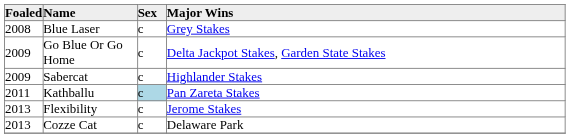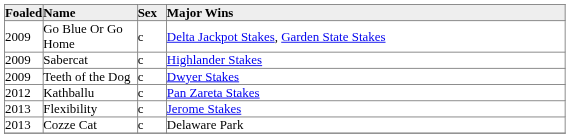- row: (71, 28)
+ row: (87, 76)
(18, 92) 2011 -> (18, 92) 2012
(141, 92) lightblue background -> (141, 92) no background
